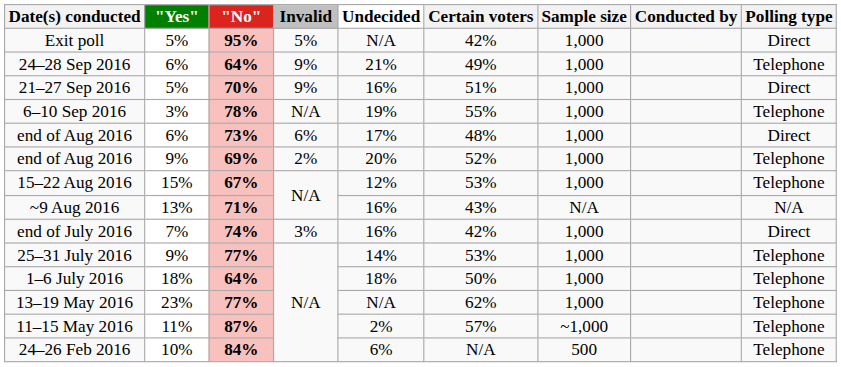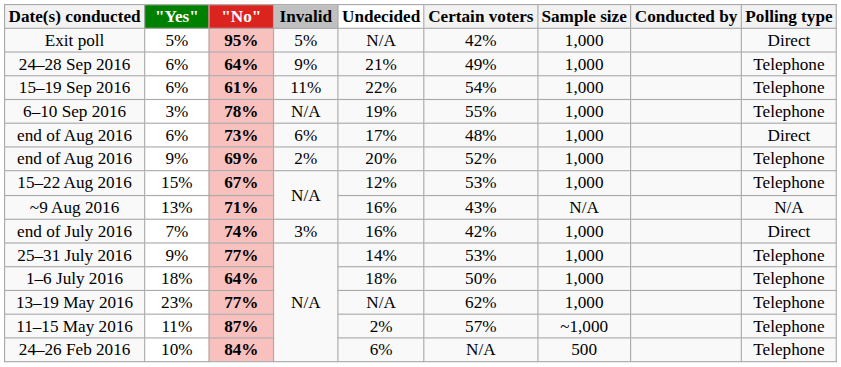- row: (75, 87)
+ row: (75, 87)
